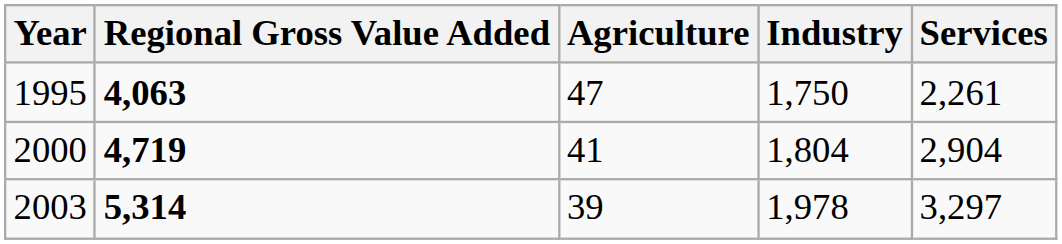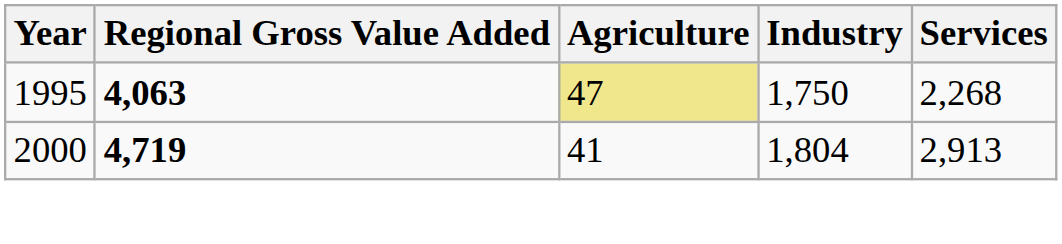(585, 91) no background -> (585, 91) khaki background
(961, 91) 2,261 -> (961, 91) 2,268
(961, 149) 2,904 -> (961, 149) 2,913
- row: (50, 207)
